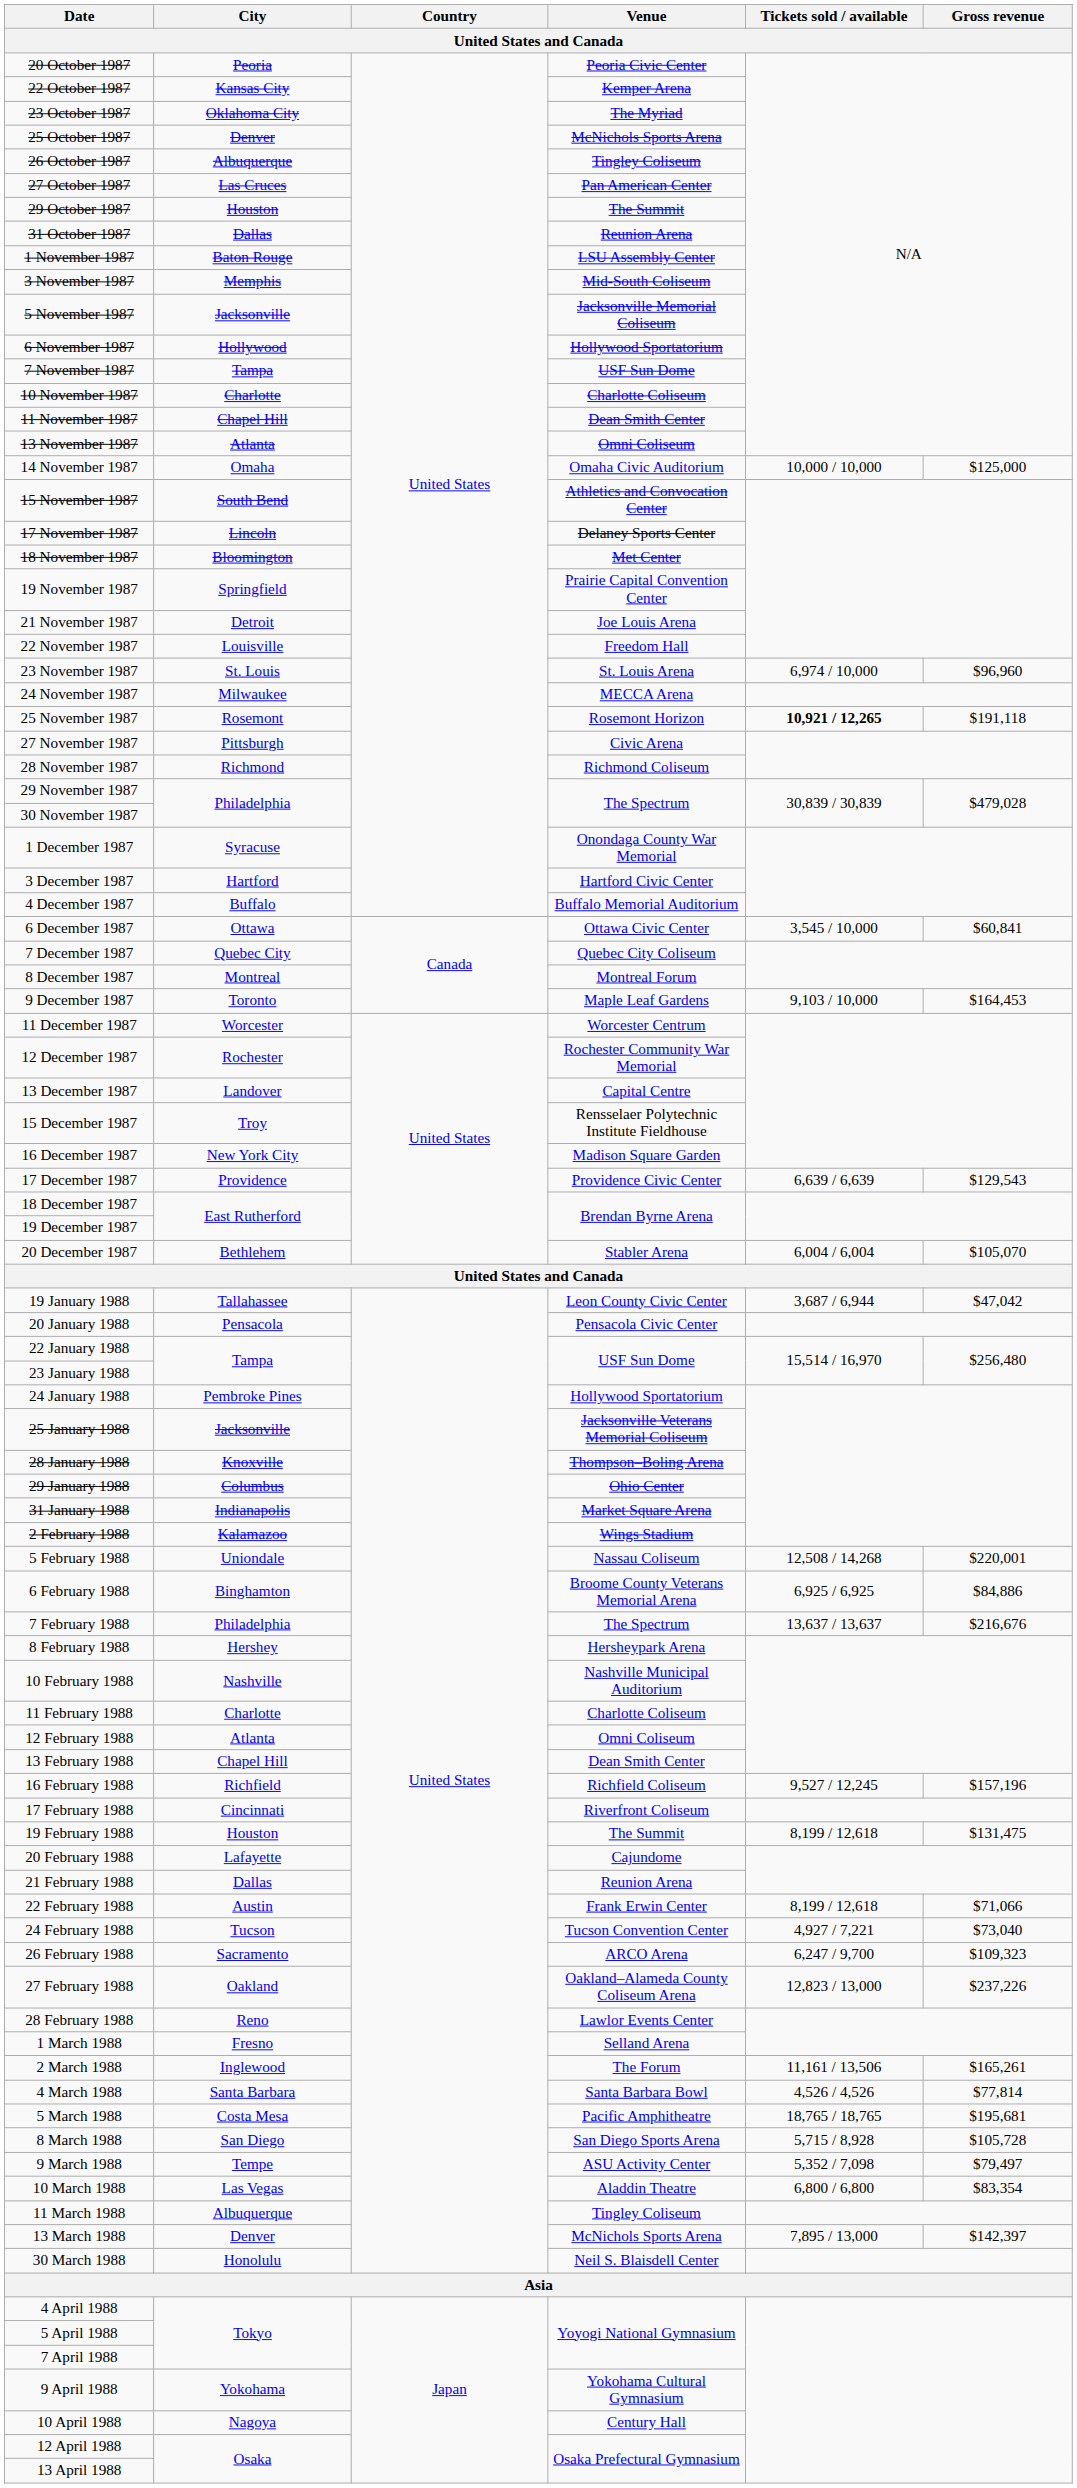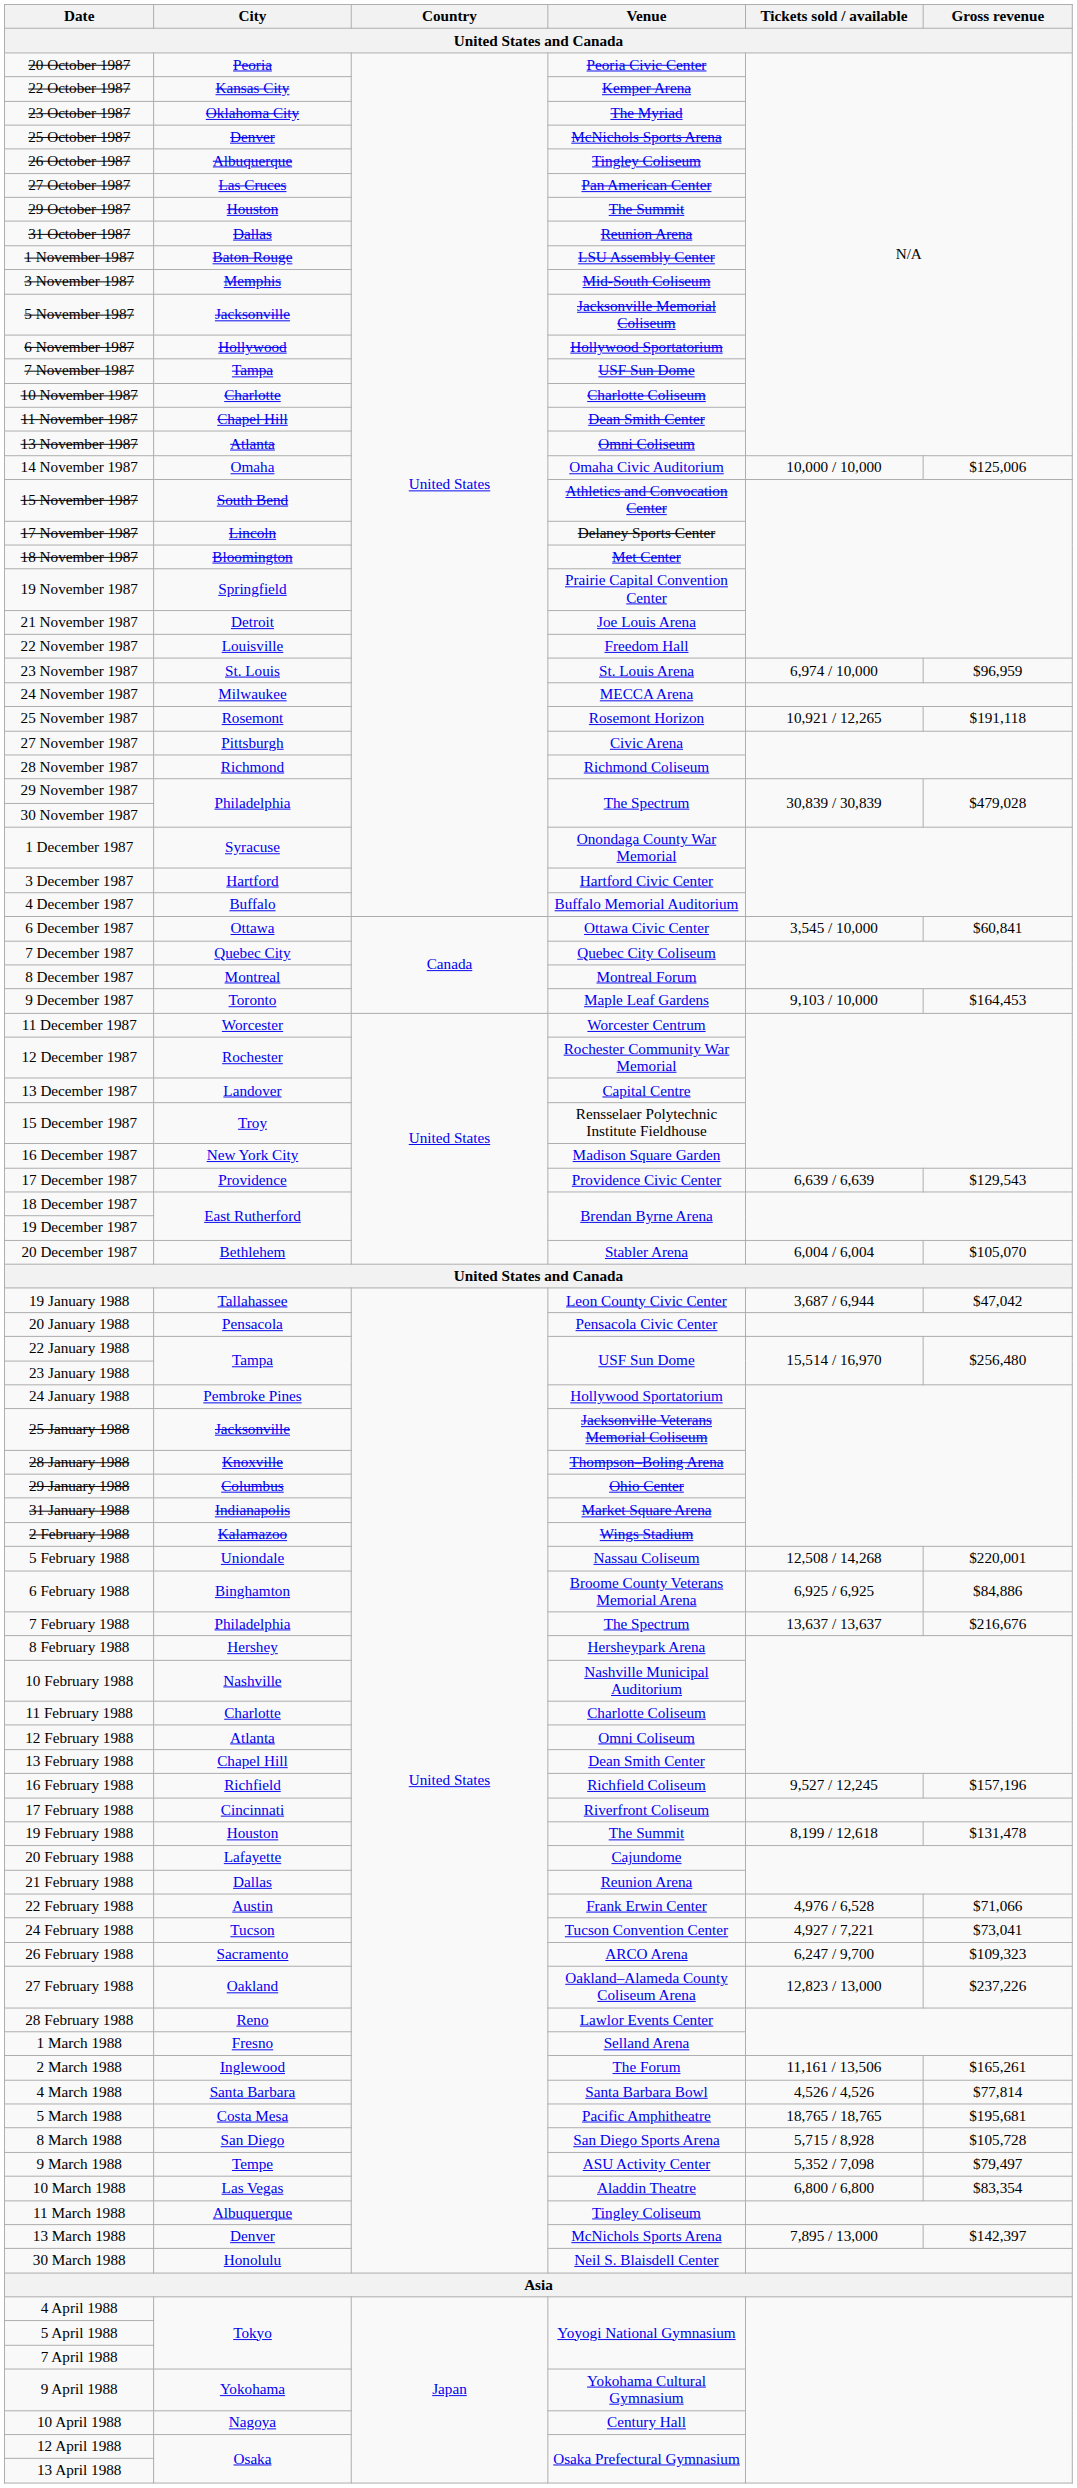(998, 467) $125,000 -> (998, 467) $125,006
(998, 670) $96,960 -> (998, 670) $96,959
(834, 718) bold -> (834, 718) normal
(998, 1833) $131,475 -> (998, 1833) $131,478
(834, 1906) 8,199 / 12,618 -> (834, 1906) 4,976 / 6,528
(998, 1930) $73,040 -> (998, 1930) $73,041
